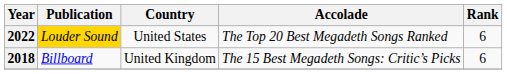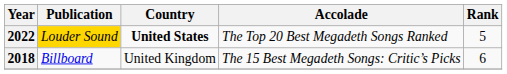(170, 36) normal -> (170, 36) bold
(483, 36) 6 -> (483, 36) 5
